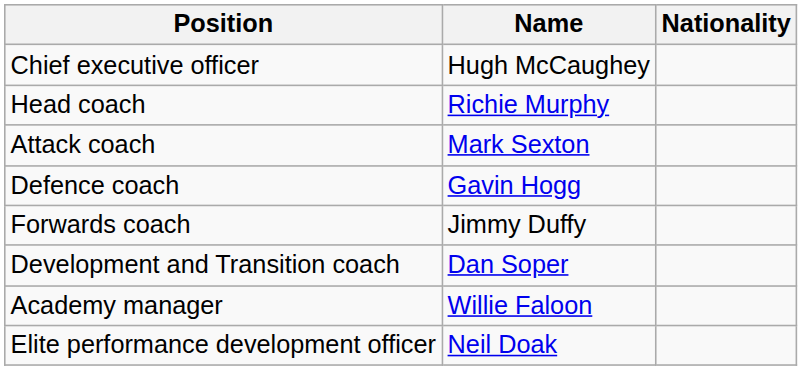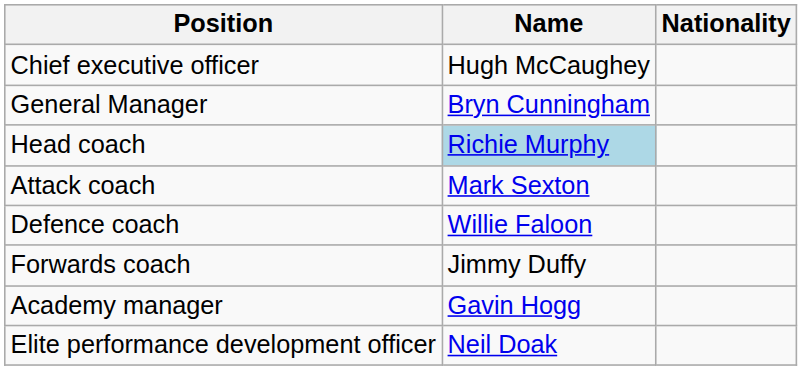+ row: (109, 104)
(528, 104) no background -> (528, 144) lightblue background
(514, 184) Gavin Hogg -> (520, 225) Willie Faloon
- row: (205, 265)
(520, 305) Willie Faloon -> (514, 305) Gavin Hogg
